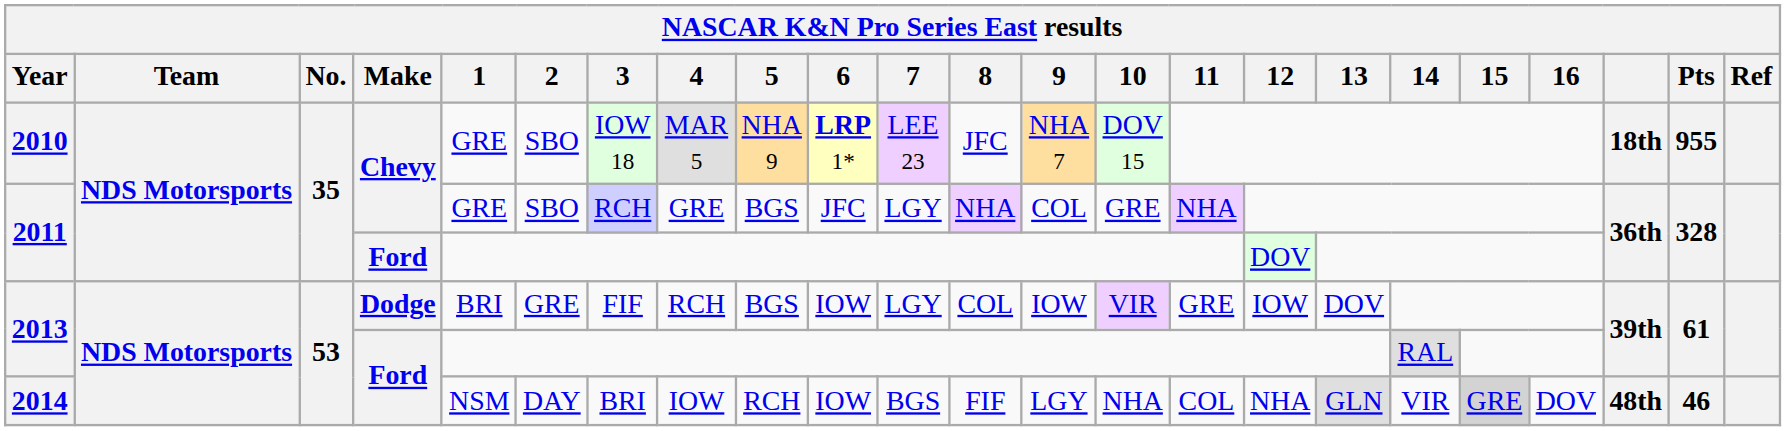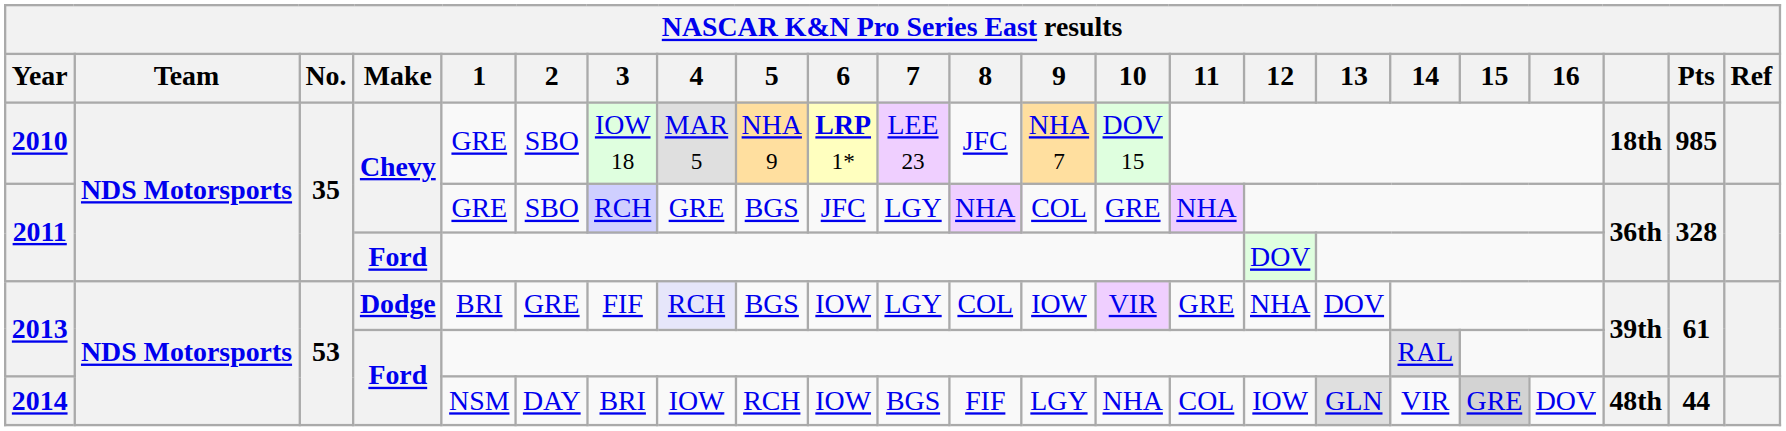(1696, 142) 955 -> (1696, 142) 985
(696, 304) no background -> (696, 304) lavender background
(1280, 304) IOW -> (1280, 304) NHA
(1280, 400) NHA -> (1280, 400) IOW
(1696, 400) 46 -> (1696, 400) 44
